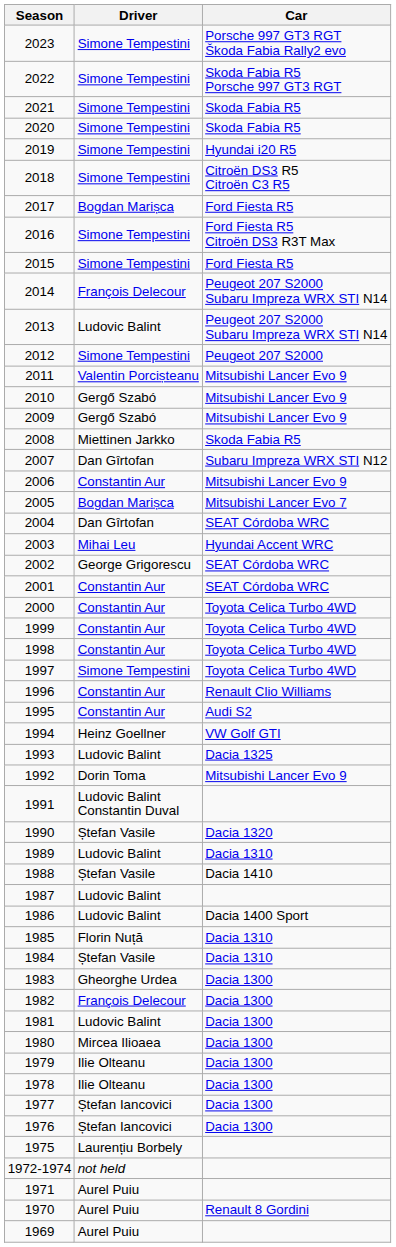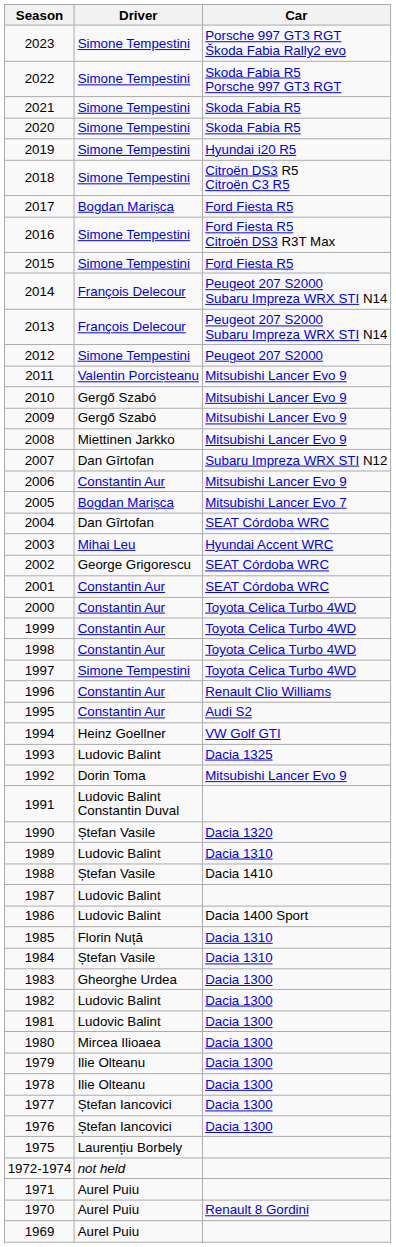(119, 327) Ludovic Balint -> (132, 327) François Delecour
(253, 439) Skoda Fabia R5 -> (276, 439) Mitsubishi Lancer Evo 9
(132, 1000) François Delecour -> (119, 1000) Ludovic Balint
